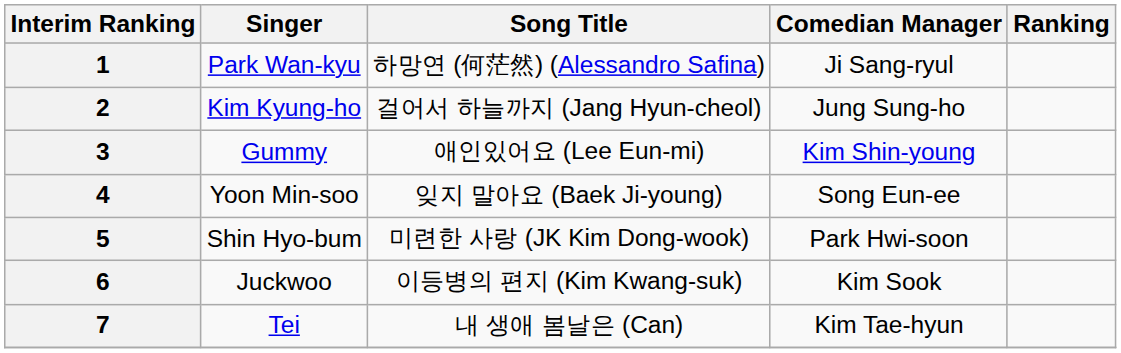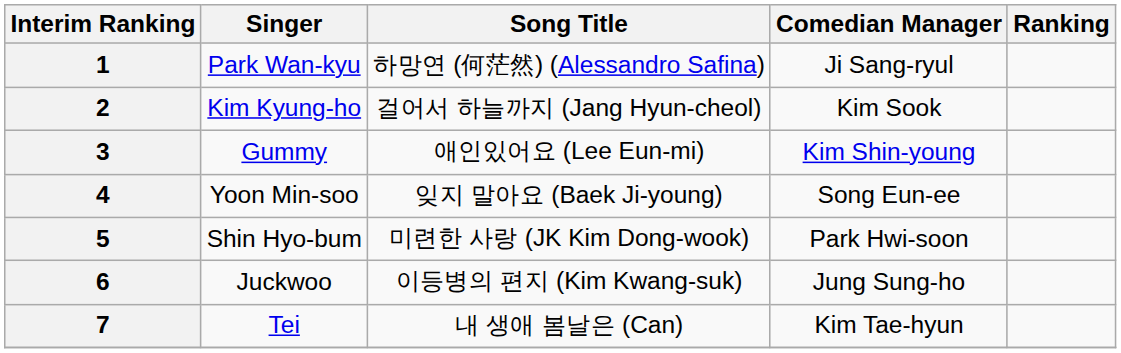(889, 108) Jung Sung-ho -> (889, 108) Kim Sook
(889, 282) Kim Sook -> (889, 282) Jung Sung-ho
